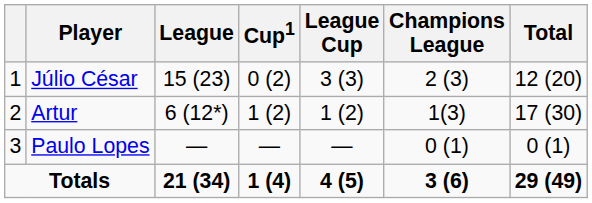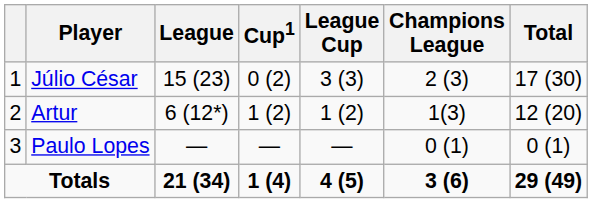(548, 79) 12 (20) -> (548, 79) 17 (30)
(548, 112) 17 (30) -> (548, 112) 12 (20)
